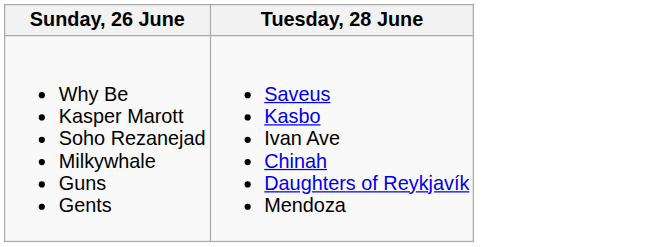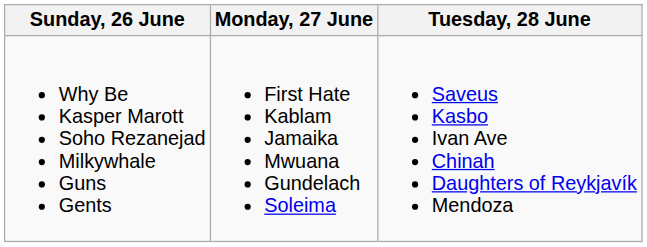+ column: (294, 20)
